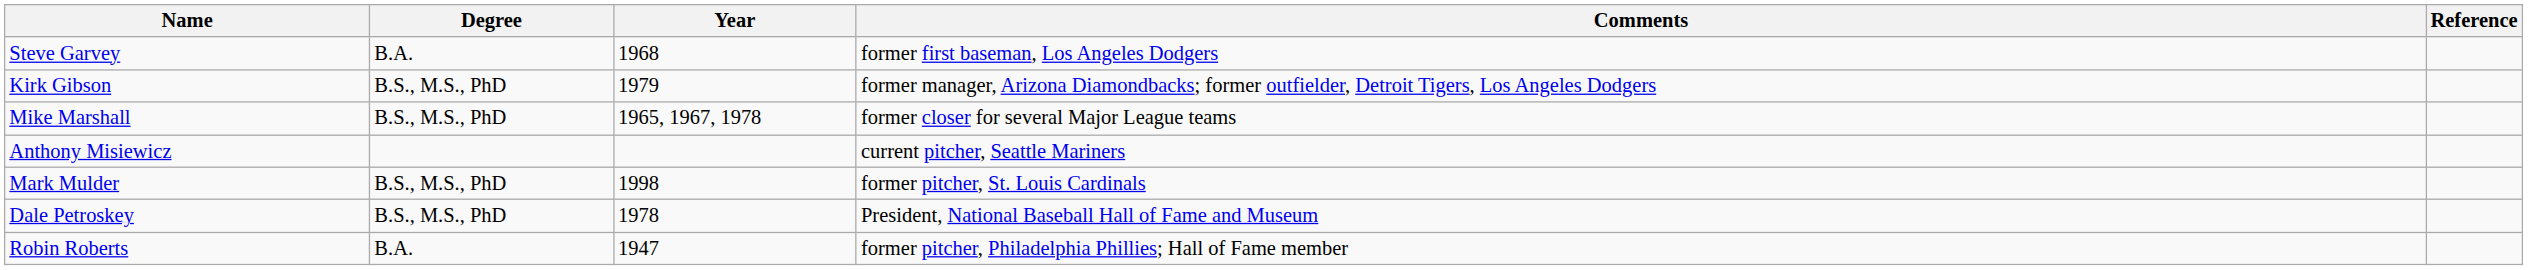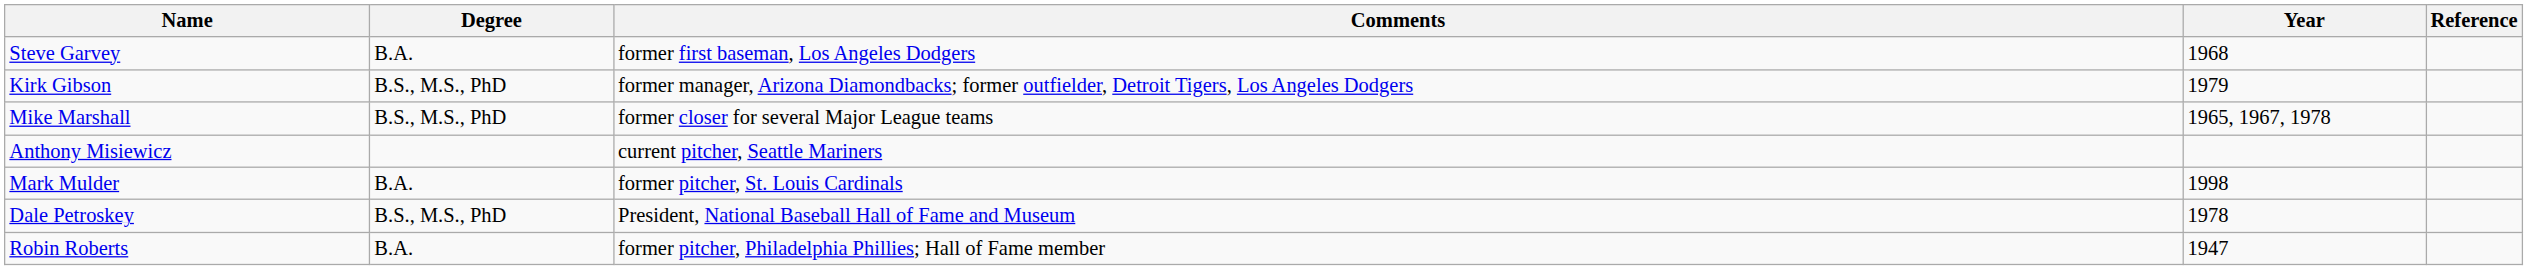columns swapped: (735, 20) <-> (1641, 20)
(440, 183) B.S., M.S., PhD -> (394, 183) B.A.
